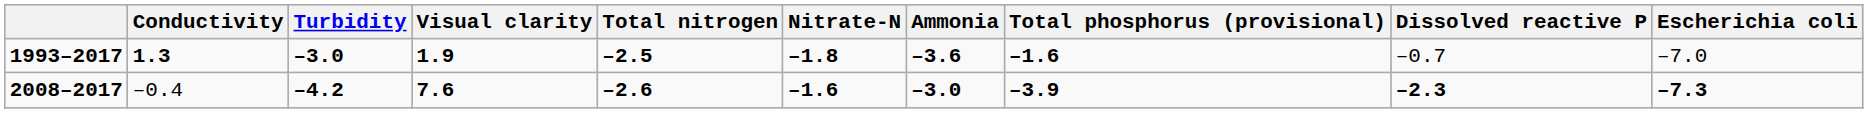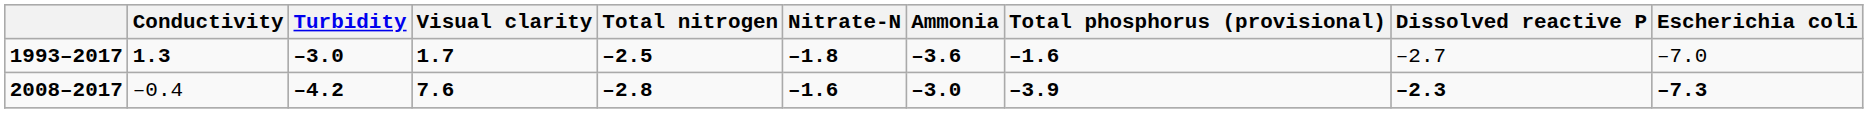(435, 56) 1.9 -> (435, 56) 1.7
(1421, 56) –0.7 -> (1421, 56) –2.7
(627, 90) –2.6 -> (627, 90) –2.8
